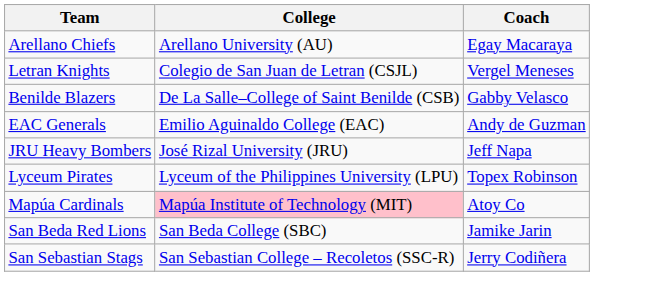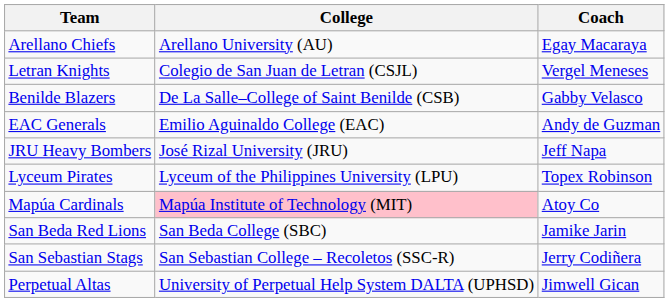+ row: (59, 284)
